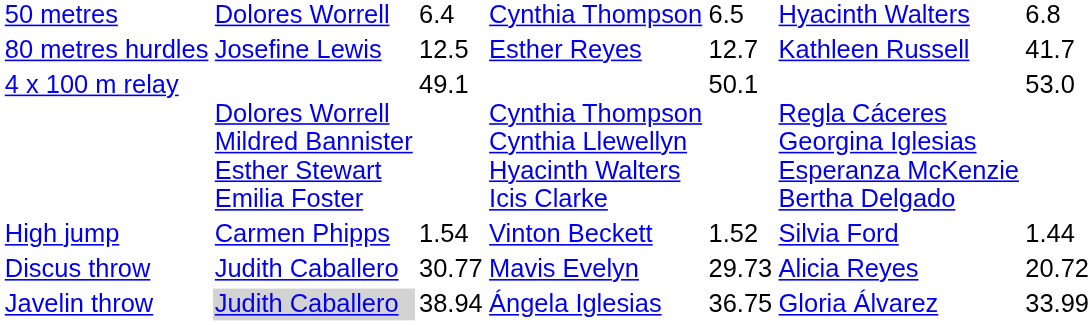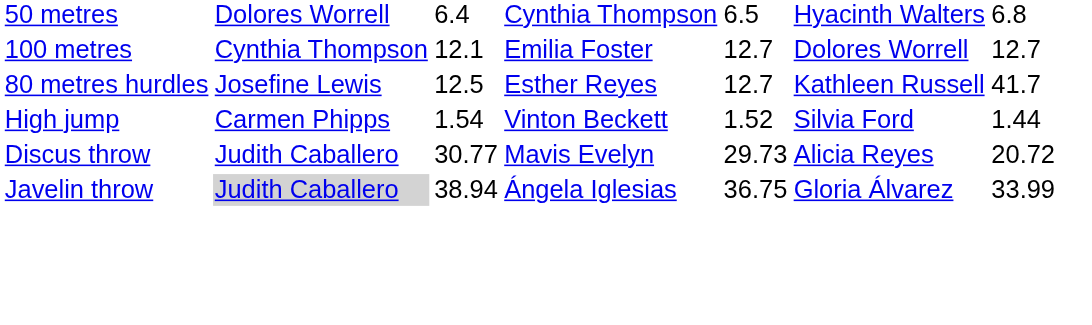+ row: (68, 49)
- row: (92, 84)
